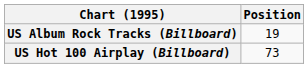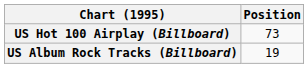rows swapped: (123, 34) <-> (123, 53)
